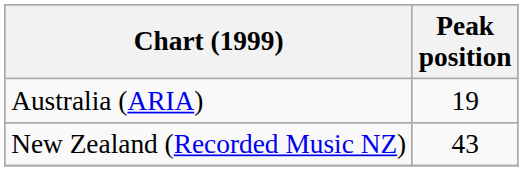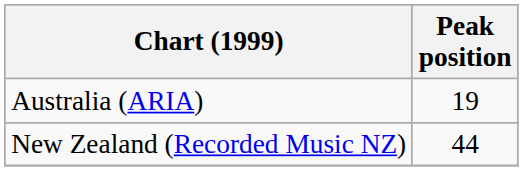(465, 143) 43 -> (465, 143) 44
